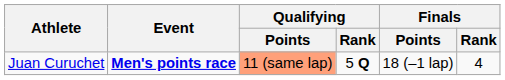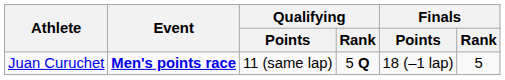(288, 63) lightsalmon background -> (288, 63) no background
(479, 63) 4 -> (479, 63) 5
